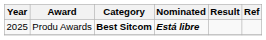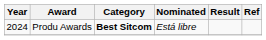(17, 27) 2025 -> (17, 27) 2024
(178, 27) bold -> (176, 27) normal
